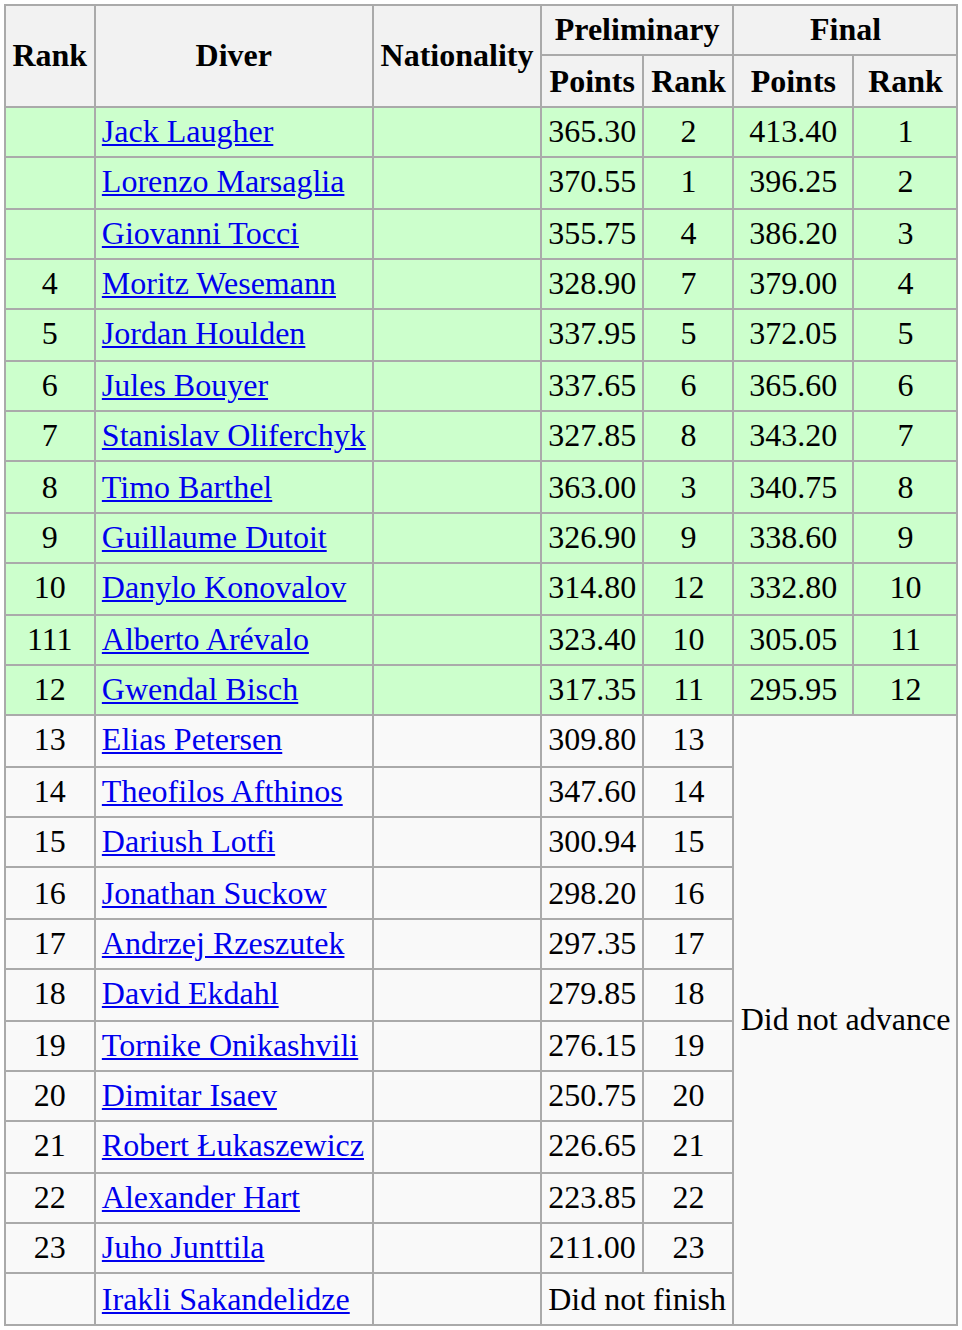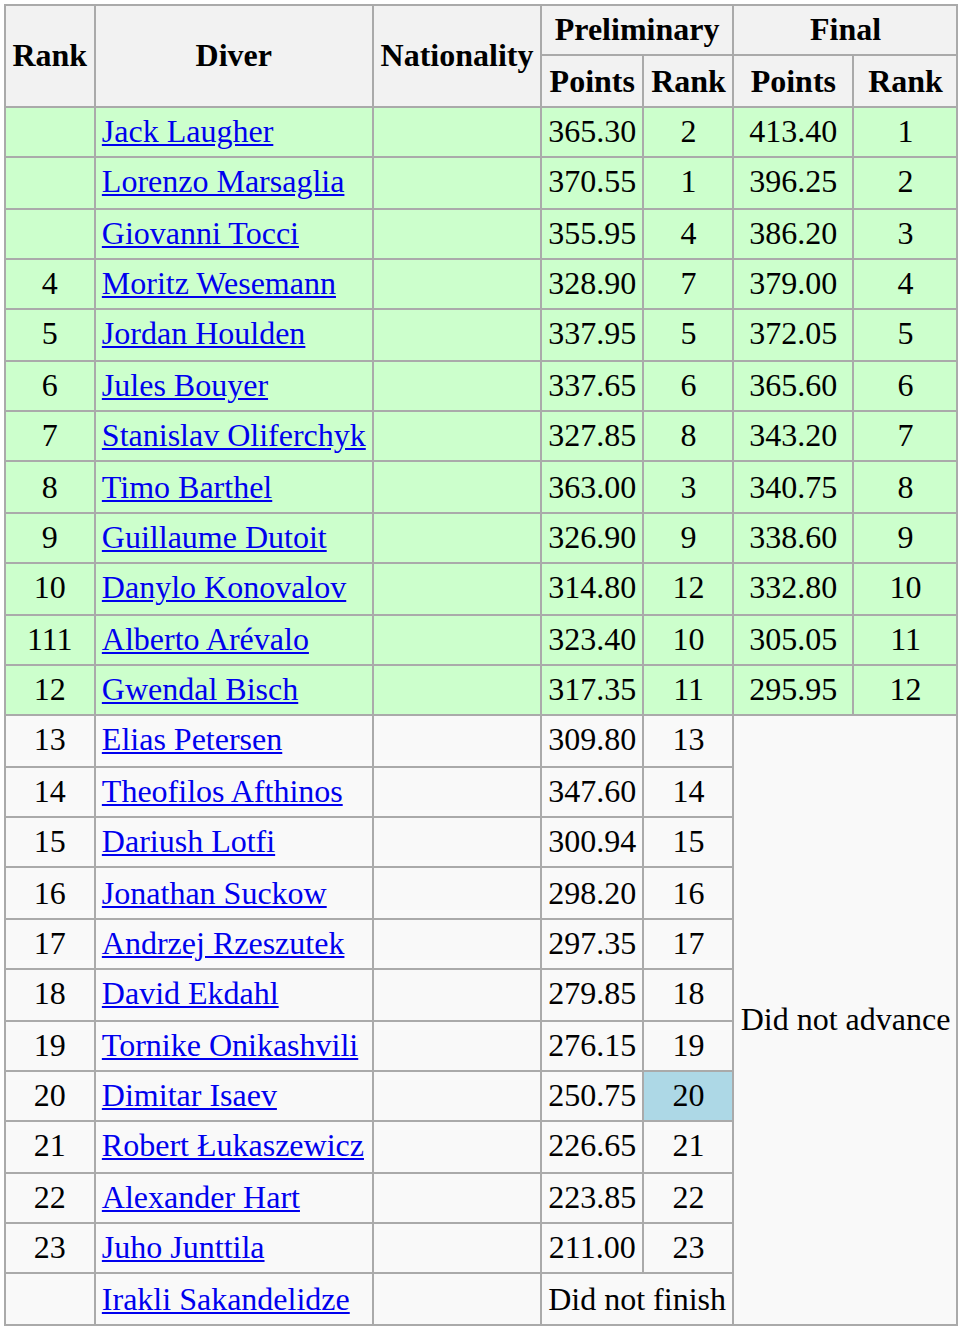(592, 232) 355.75 -> (592, 232) 355.95
(689, 1095) no background -> (689, 1095) lightblue background
